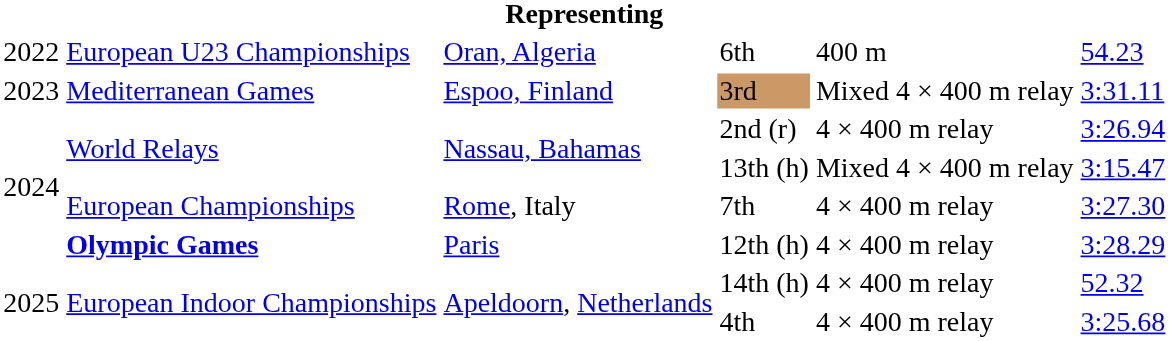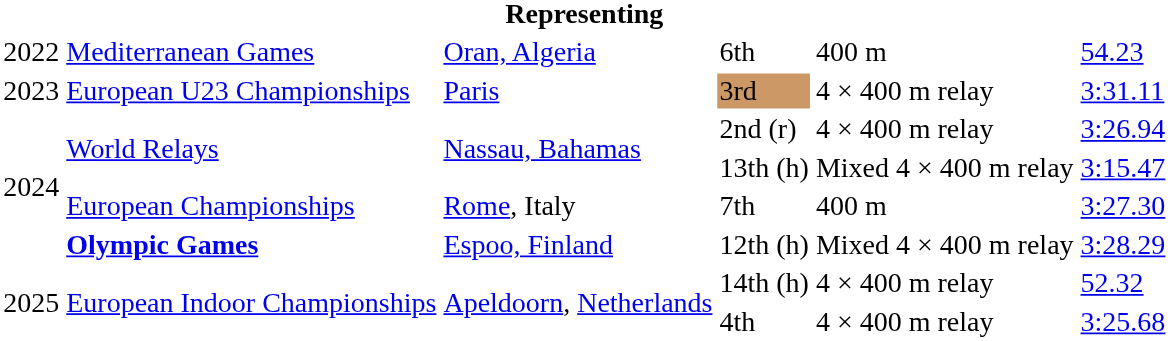(238, 52) European U23 Championships -> (190, 52) Mediterranean Games
(190, 90) Mediterranean Games -> (238, 90) European U23 Championships
(528, 90) Espoo, Finland -> (471, 90) Paris
(945, 90) Mixed 4 × 400 m relay -> (905, 90) 4 × 400 m relay
(905, 206) 4 × 400 m relay -> (851, 206) 400 m
(471, 244) Paris -> (528, 244) Espoo, Finland
(905, 244) 4 × 400 m relay -> (945, 244) Mixed 4 × 400 m relay
